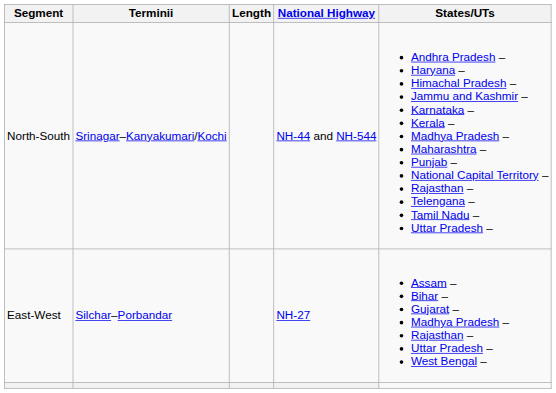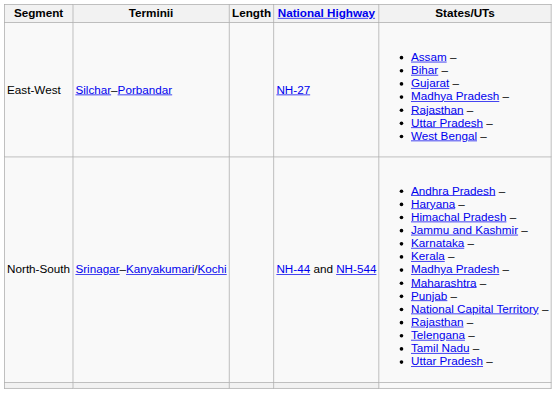rows swapped: (39, 135) <-> (34, 315)
